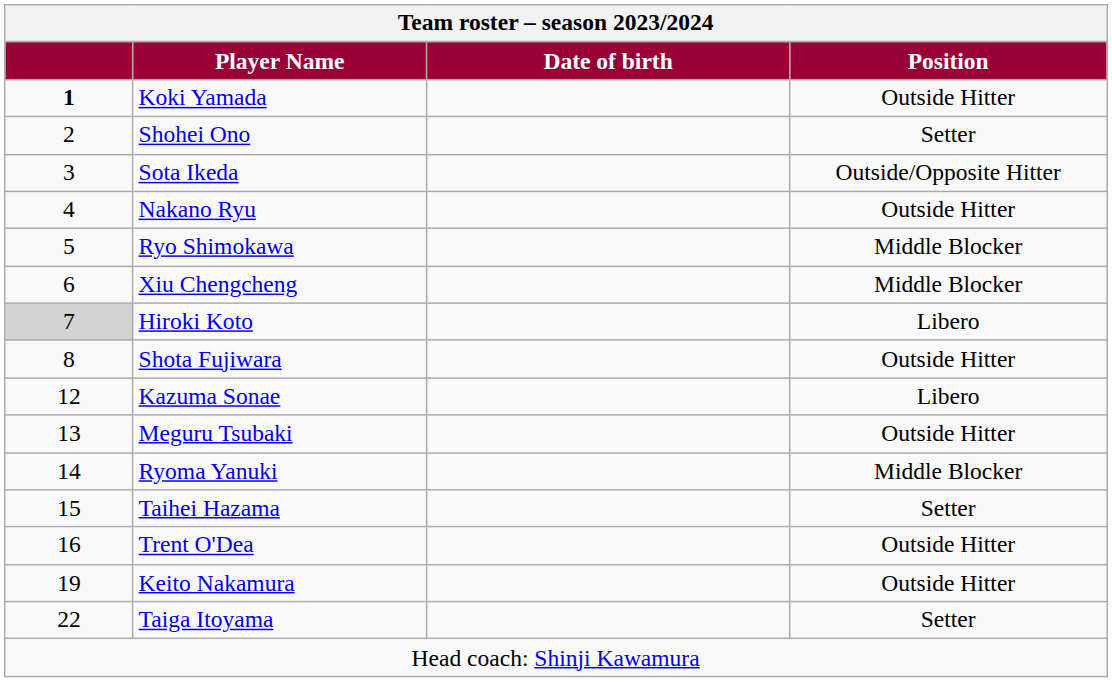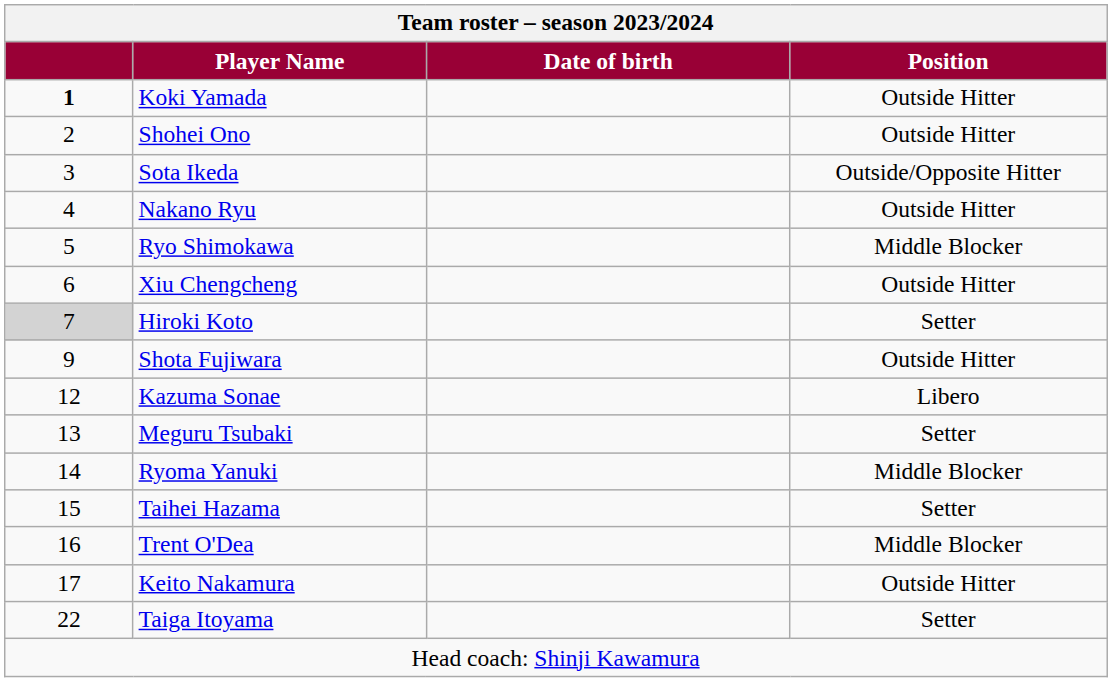(948, 135) Setter -> (948, 135) Outside Hitter
(948, 284) Middle Blocker -> (948, 284) Outside Hitter
(948, 321) Libero -> (948, 321) Setter
(69, 358) 8 -> (69, 358) 9
(948, 433) Outside Hitter -> (948, 433) Setter
(948, 545) Outside Hitter -> (948, 545) Middle Blocker
(69, 582) 19 -> (69, 582) 17
